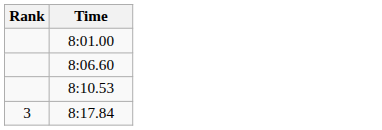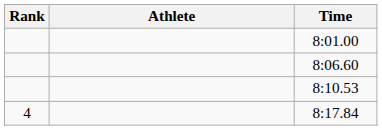+ column: (172, 16)
(27, 112) 3 -> (27, 112) 4
